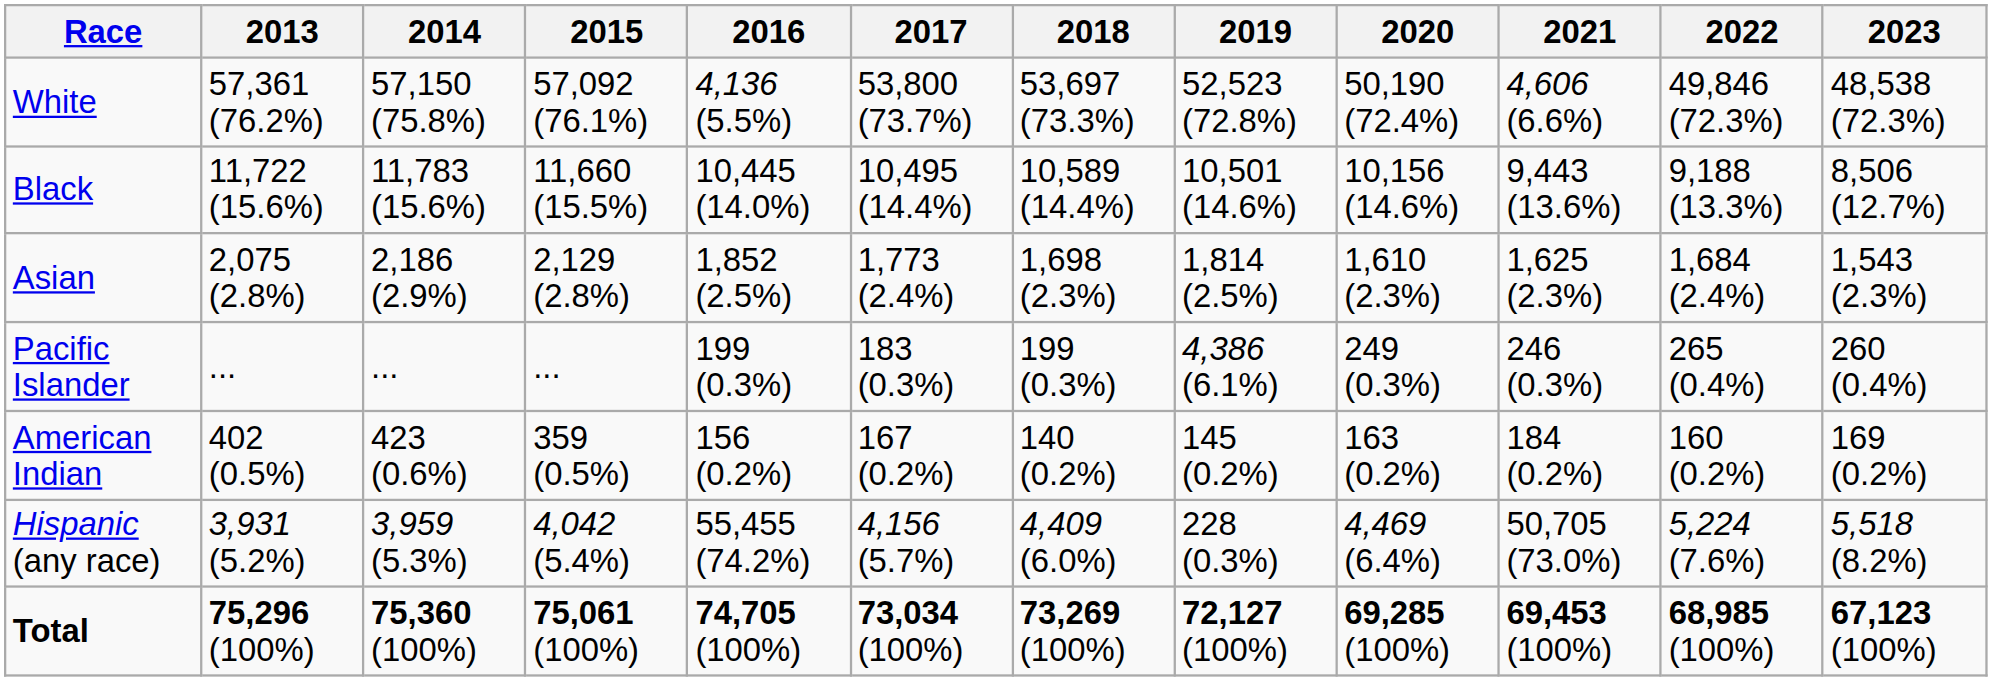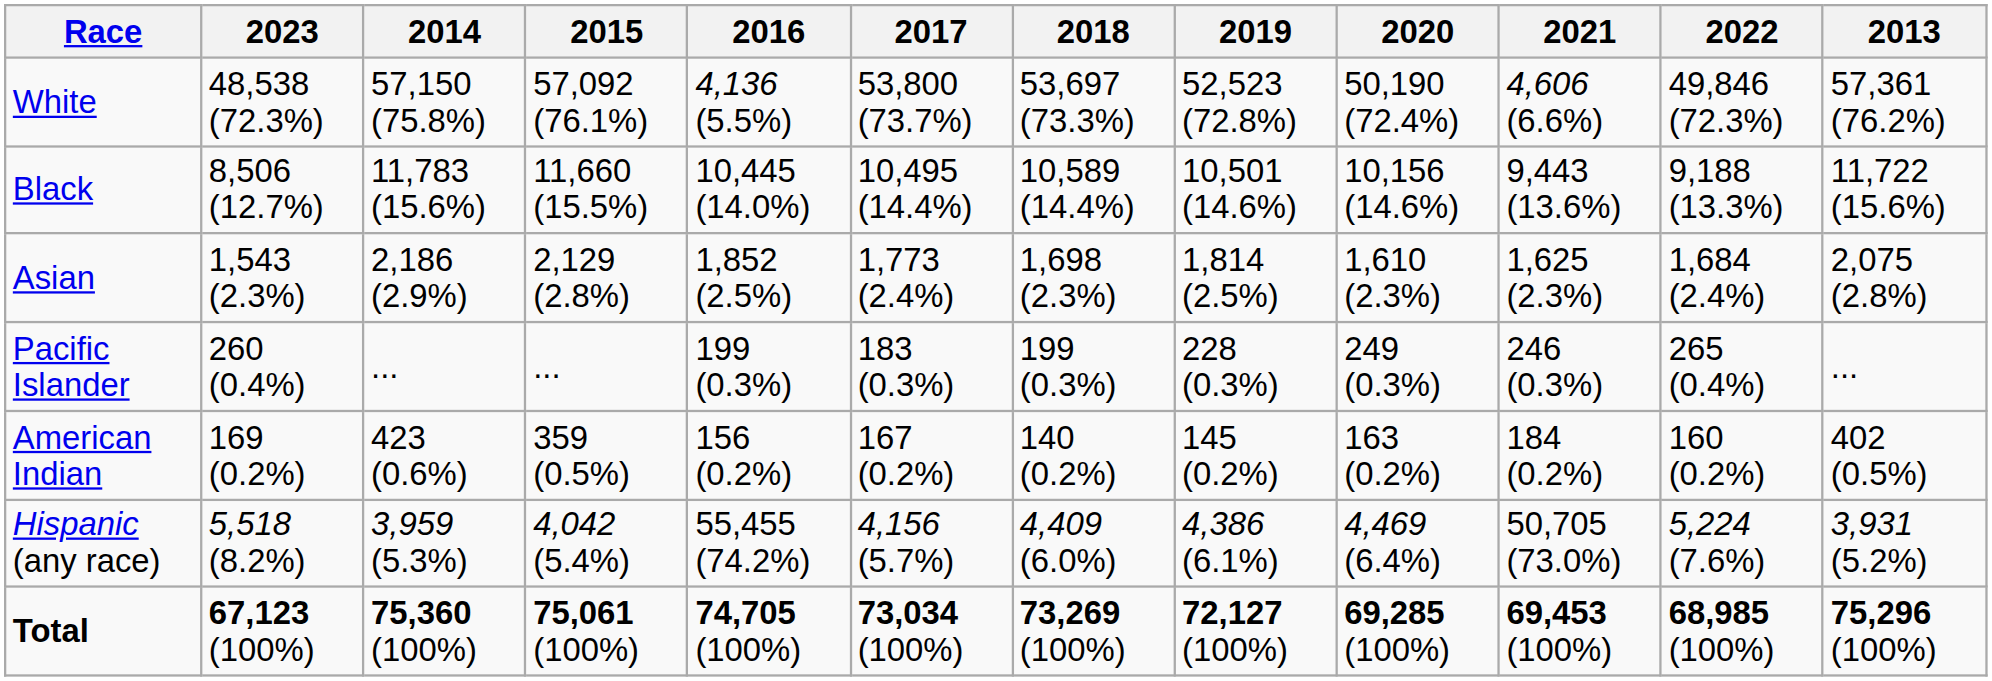columns swapped: (282, 31) <-> (1904, 31)
(1230, 367) 4,386 (6.1%) -> (1230, 367) 228 (0.3%)
(1230, 543) 228 (0.3%) -> (1230, 543) 4,386 (6.1%)
